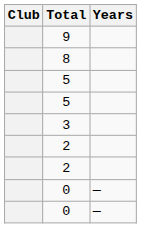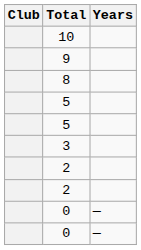+ row: (66, 37)
